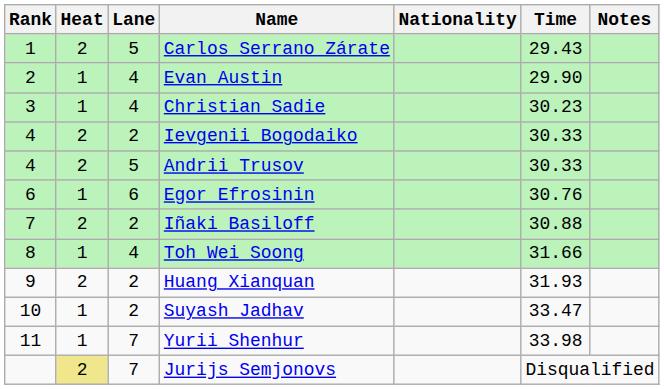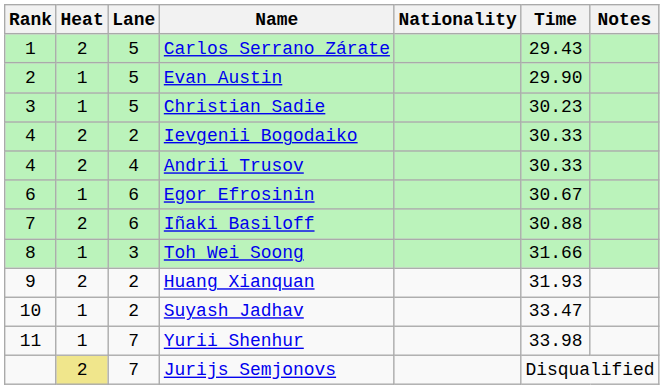(134, 78) 4 -> (134, 78) 5
(134, 107) 4 -> (134, 107) 5
(134, 166) 5 -> (134, 166) 4
(556, 195) 30.76 -> (556, 195) 30.67
(134, 224) 2 -> (134, 224) 6
(134, 253) 4 -> (134, 253) 3
